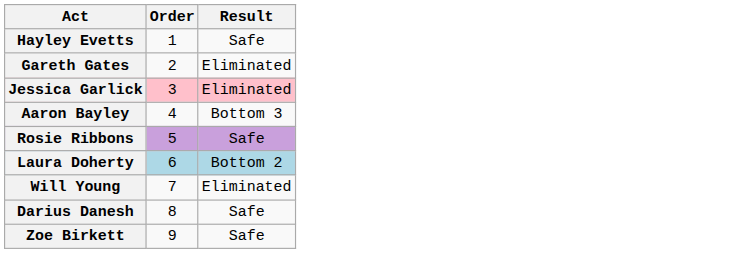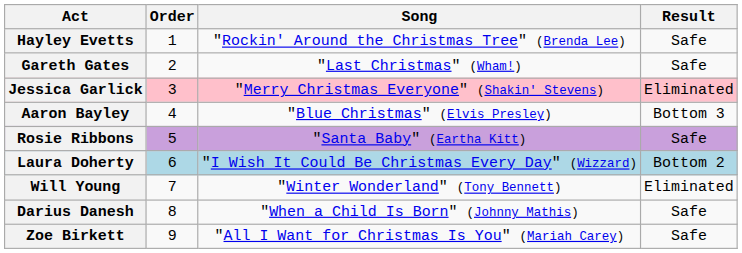+ column: (419, 17)
(247, 65) Eliminated -> (689, 65) Safe
